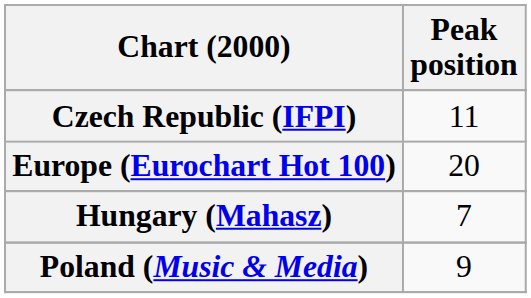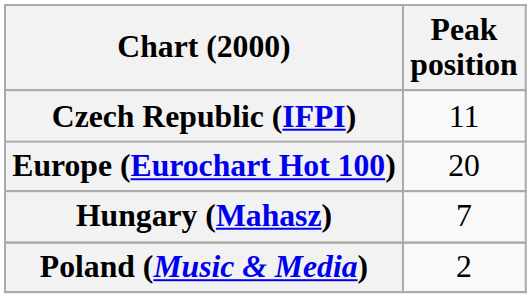(464, 266) 9 -> (464, 266) 2
